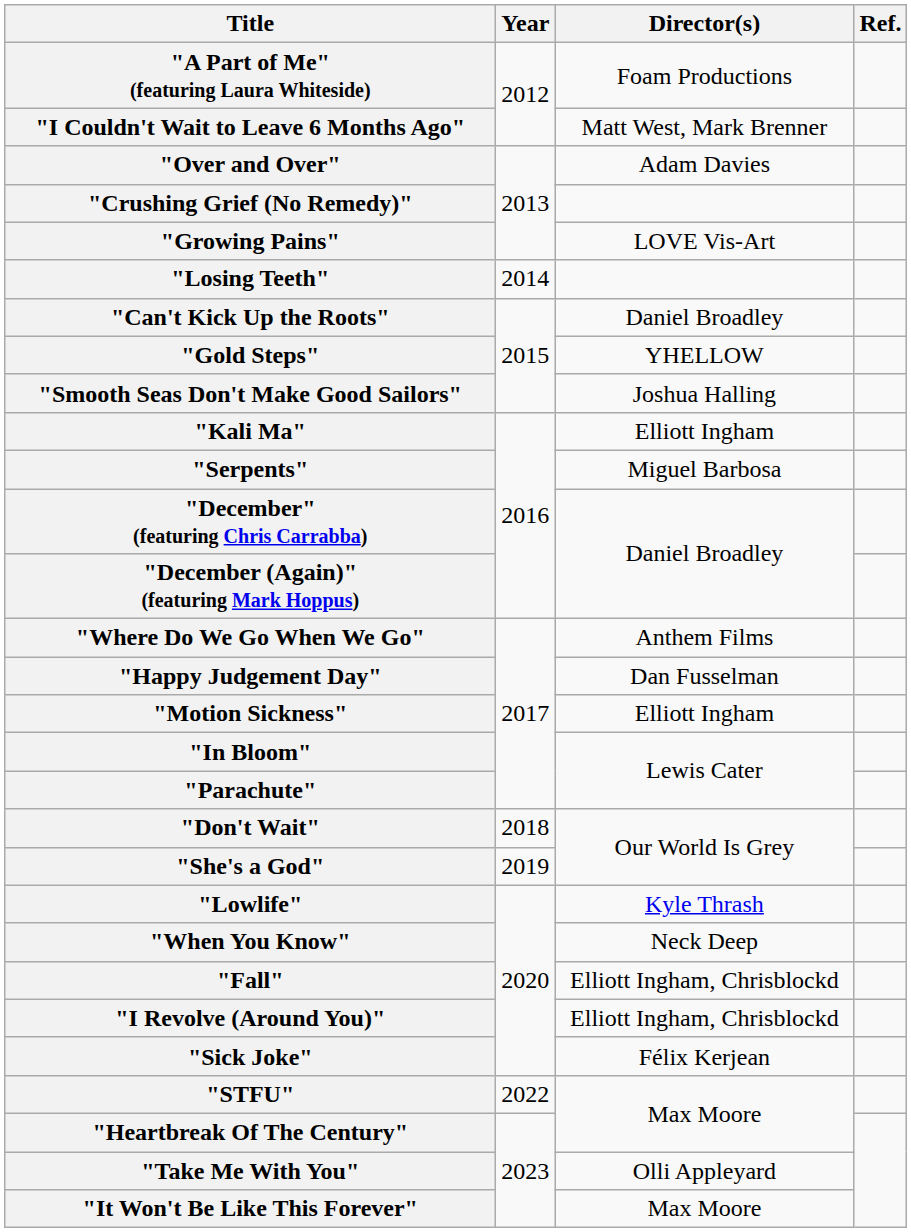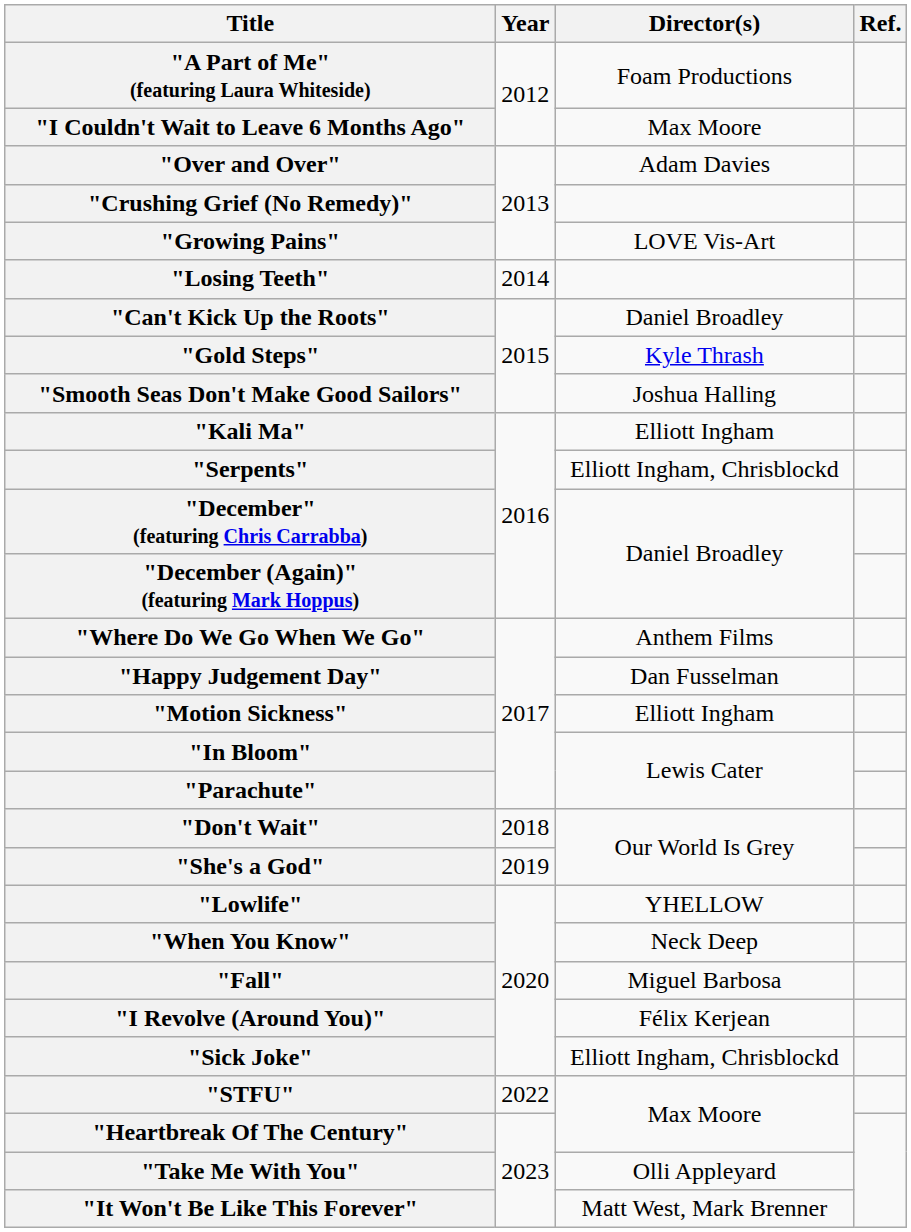(704, 126) Matt West, Mark Brenner -> (704, 126) Max Moore
(704, 355) YHELLOW -> (704, 355) Kyle Thrash
(704, 469) Miguel Barbosa -> (704, 469) Elliott Ingham, Chrisblockd
(704, 903) Kyle Thrash -> (704, 903) YHELLOW
(704, 979) Elliott Ingham, Chrisblockd -> (704, 979) Miguel Barbosa
(704, 1018) Elliott Ingham, Chrisblockd -> (704, 1018) Félix Kerjean
(704, 1056) Félix Kerjean -> (704, 1056) Elliott Ingham, Chrisblockd
(704, 1208) Max Moore -> (704, 1208) Matt West, Mark Brenner
